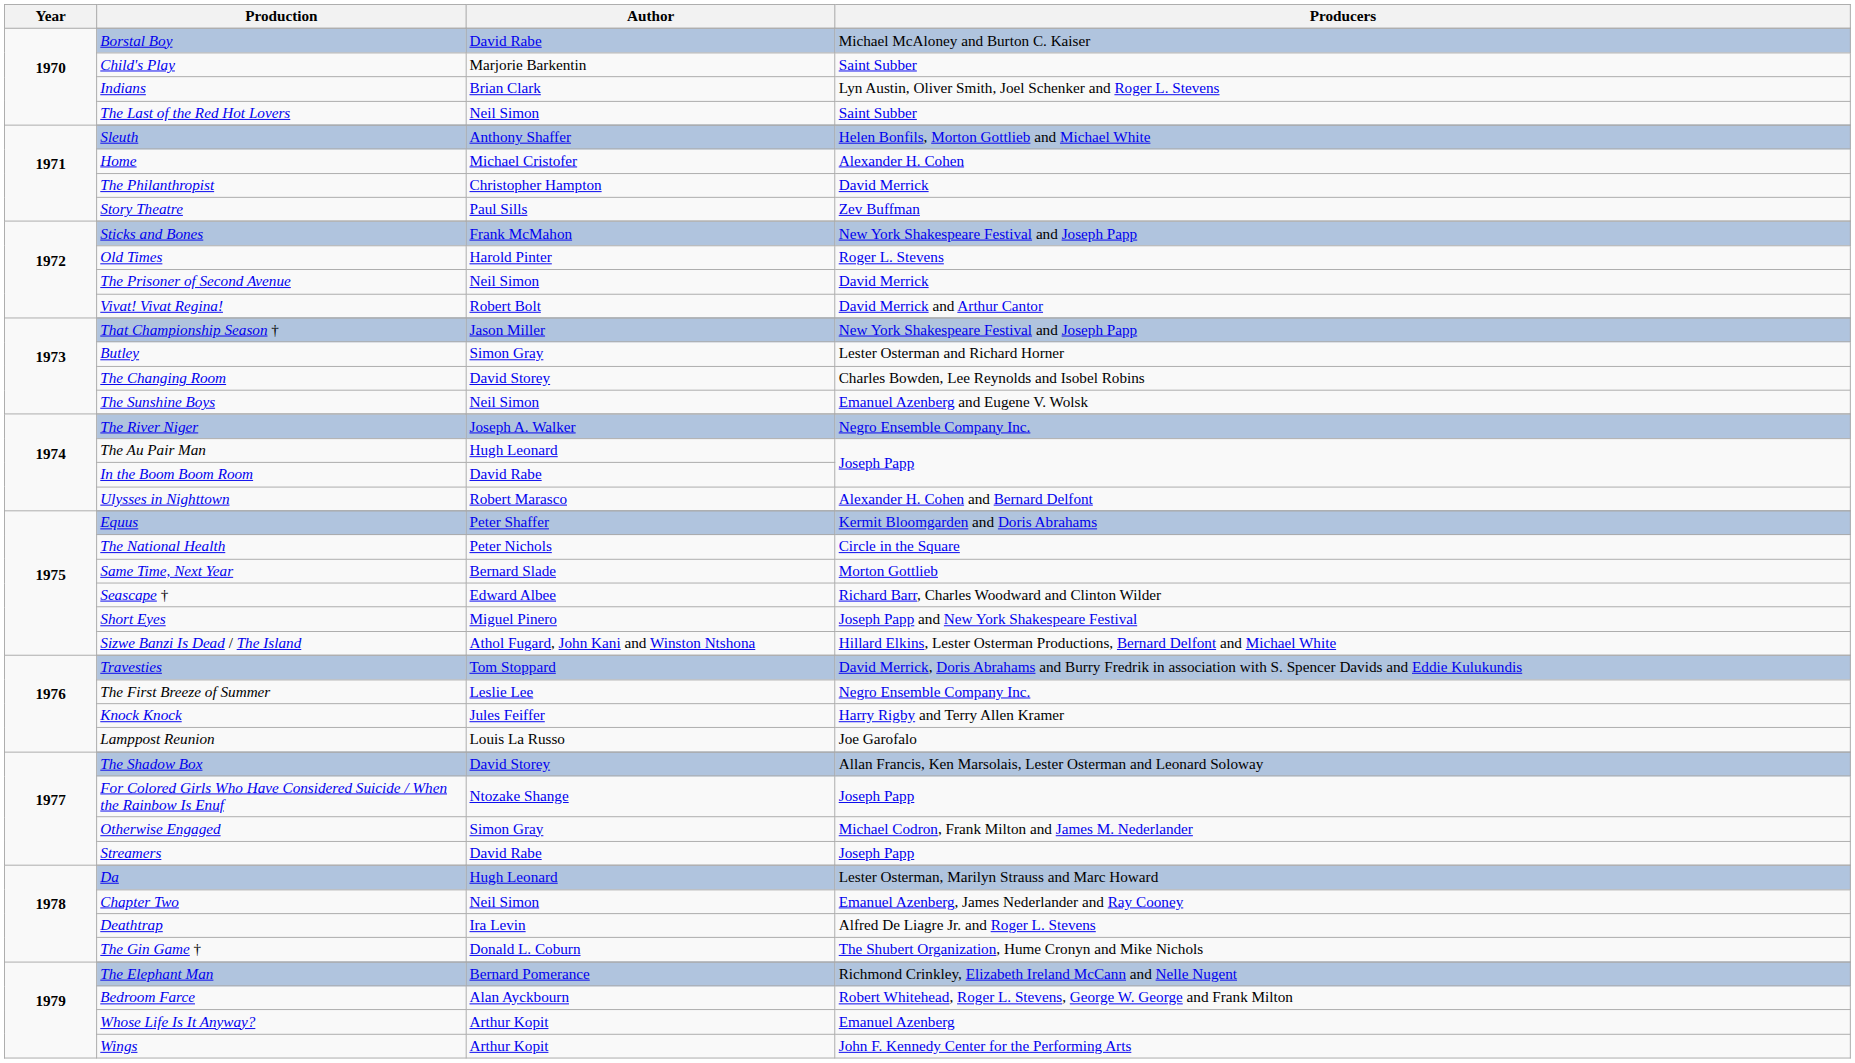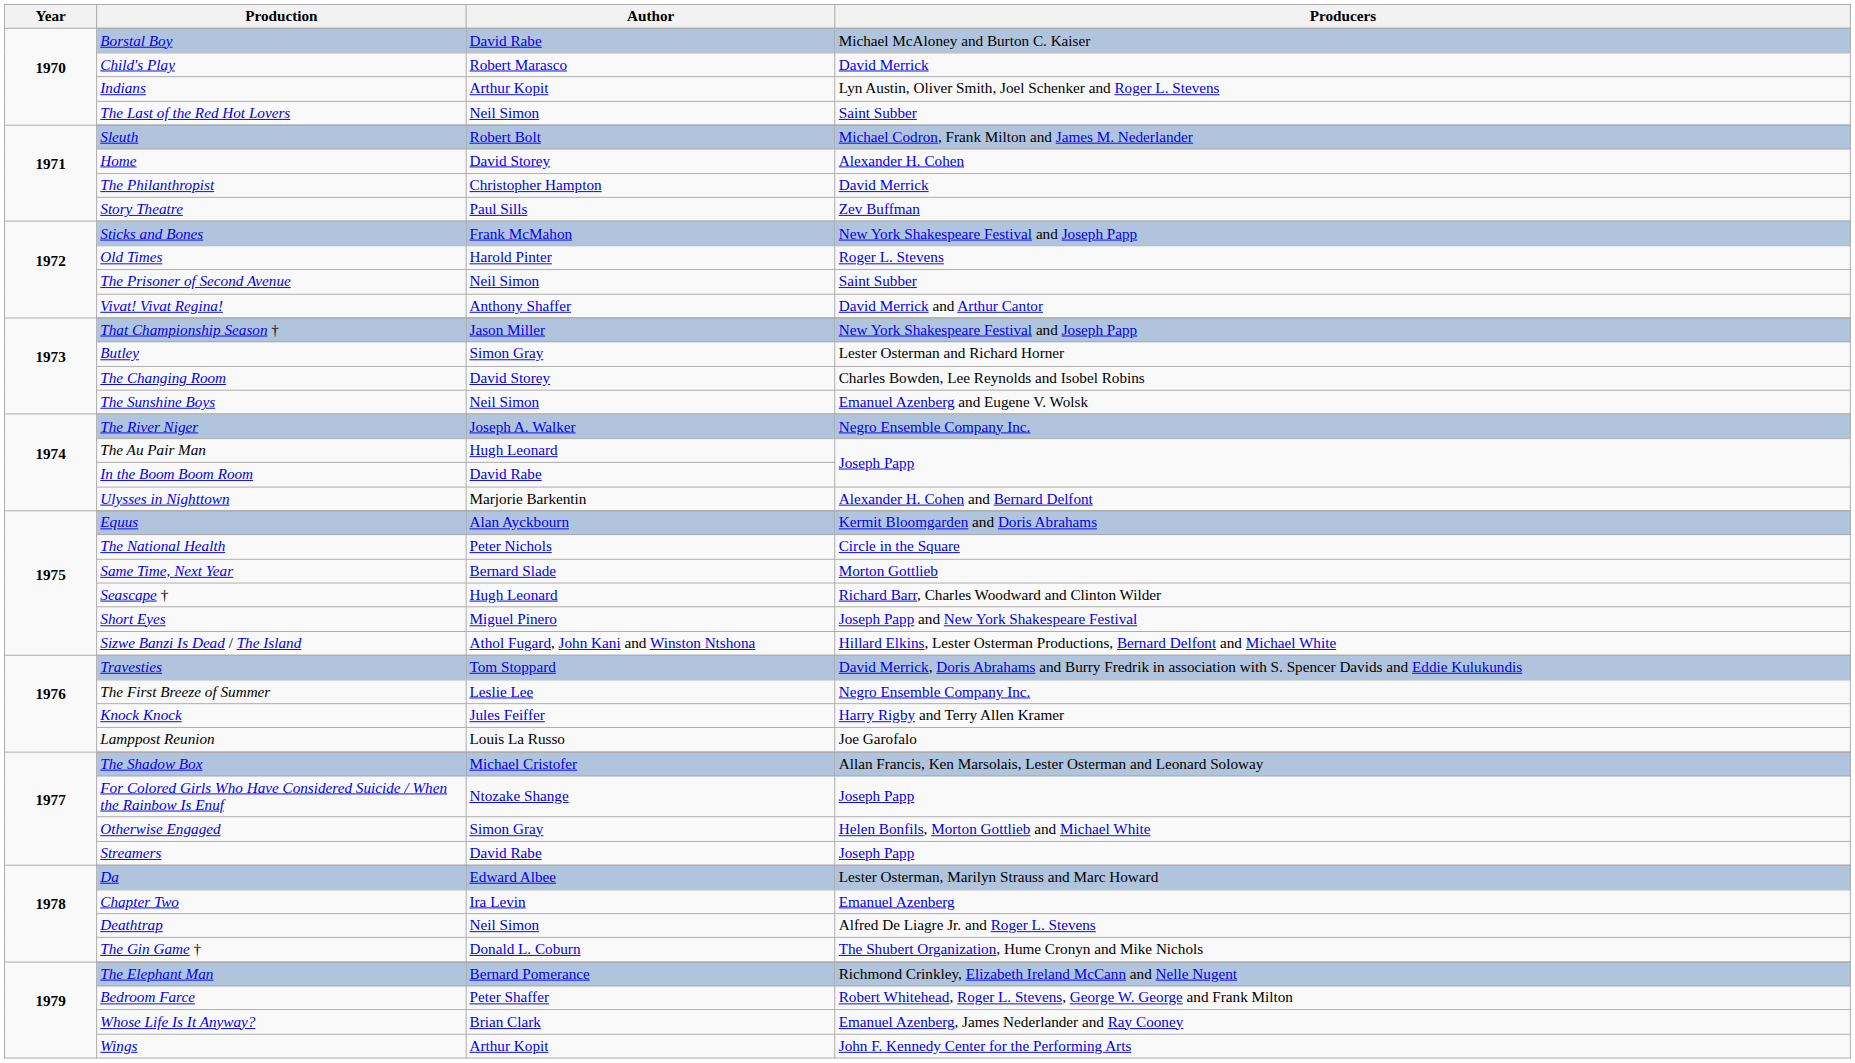(528, 64) Marjorie Barkentin -> (518, 64) Robert Marasco
(878, 64) Saint Subber -> (884, 64) David Merrick
(505, 88) Brian Clark -> (509, 88) Arthur Kopit
(520, 137) Anthony Shaffer -> (505, 137) Robert Bolt
(995, 137) Helen Bonfils, Morton Gottlieb and Michael White -> (1016, 137) Michael Codron, Frank Milton and James M. Nederlander
(523, 161) Michael Cristofer -> (510, 161) David Storey
(884, 281) David Merrick -> (878, 281) Saint Subber
(505, 305) Robert Bolt -> (520, 305) Anthony Shaffer
(518, 498) Robert Marasco -> (528, 498) Marjorie Barkentin
(509, 522) Peter Shaffer -> (519, 522) Alan Ayckbourn
(513, 595) Edward Albee -> (514, 595) Hugh Leonard
(510, 763) David Storey -> (523, 763) Michael Cristofer
(1016, 829) Michael Codron, Frank Milton and James M. Nederlander -> (995, 829) Helen Bonfils, Morton Gottlieb and Michael White
(514, 877) Hugh Leonard -> (513, 877) Edward Albee
(504, 901) Neil Simon -> (498, 901) Ira Levin
(1011, 901) Emanuel Azenberg, James Nederlander and Ray Cooney -> (897, 901) Emanuel Azenberg
(498, 925) Ira Levin -> (504, 925) Neil Simon
(519, 997) Alan Ayckbourn -> (509, 997) Peter Shaffer
(509, 1022) Arthur Kopit -> (505, 1022) Brian Clark
(897, 1022) Emanuel Azenberg -> (1011, 1022) Emanuel Azenberg, James Nederlander and Ray Cooney
